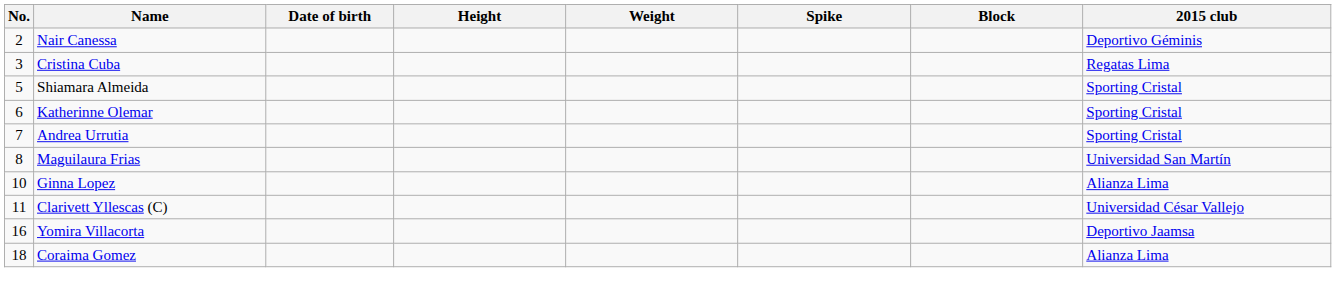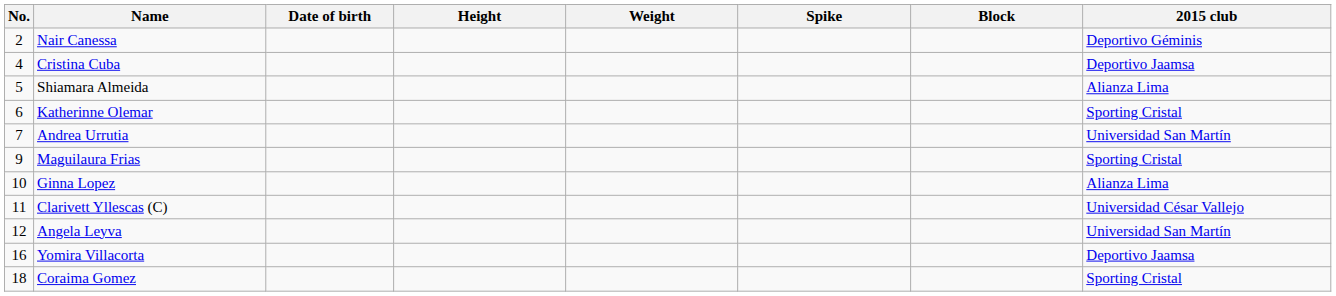(19, 64) 3 -> (19, 64) 4
(1128, 64) Regatas Lima -> (1140, 64) Deportivo Jaamsa
(1134, 87) Sporting Cristal -> (1127, 87) Alianza Lima
(1134, 135) Sporting Cristal -> (1159, 135) Universidad San Martín
(19, 159) 8 -> (19, 159) 9
(1159, 159) Universidad San Martín -> (1134, 159) Sporting Cristal
+ row: (79, 231)
(1127, 254) Alianza Lima -> (1134, 278) Sporting Cristal
